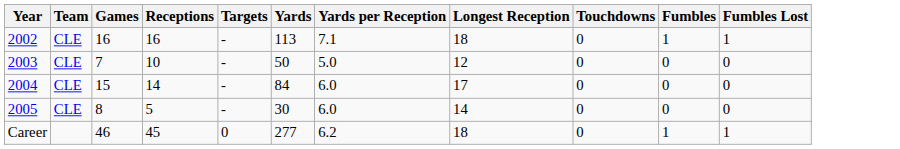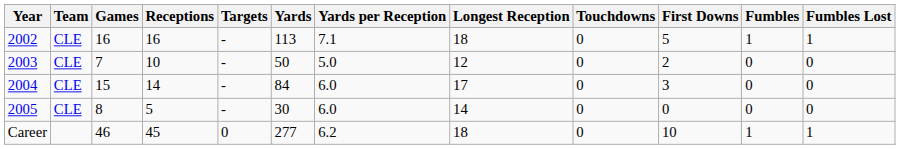+ column: (700, 16)
